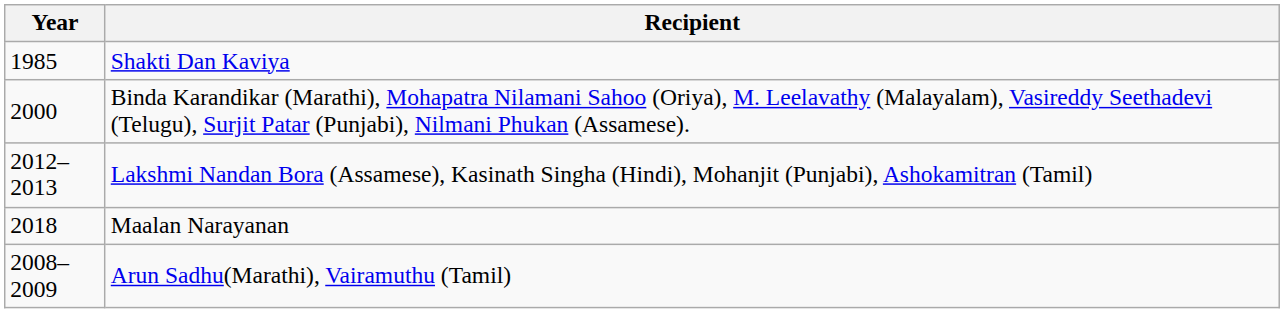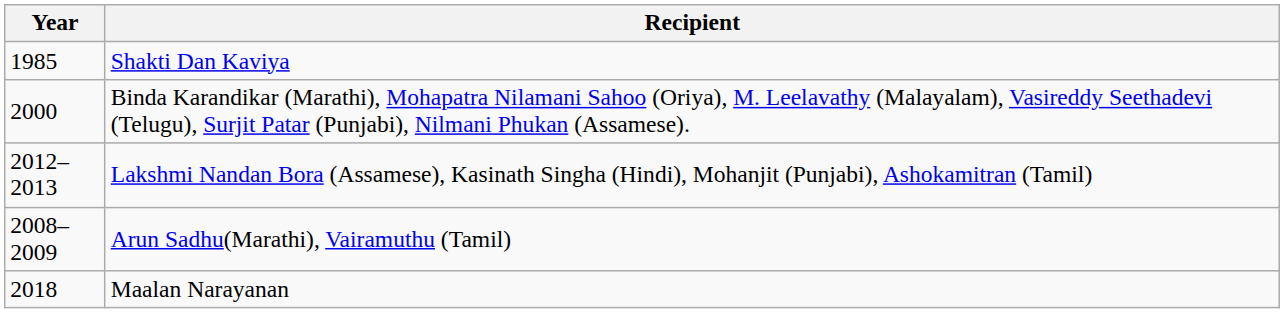rows swapped: (311, 275) <-> (200, 225)
